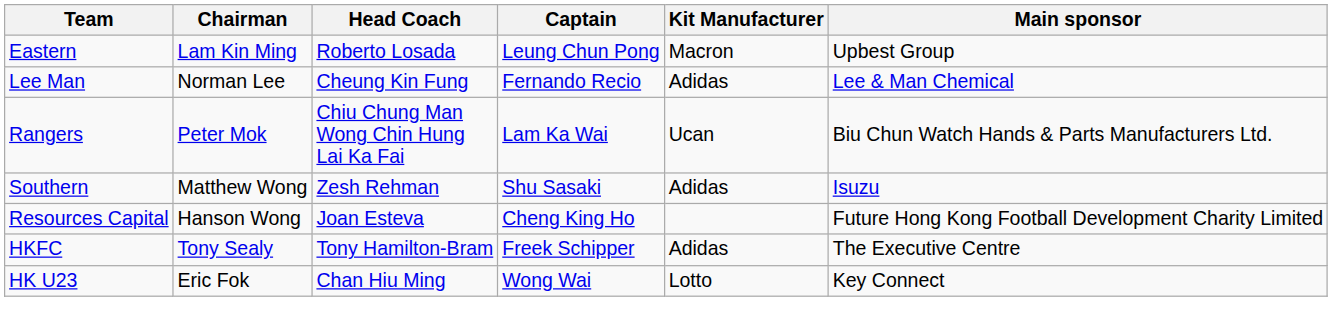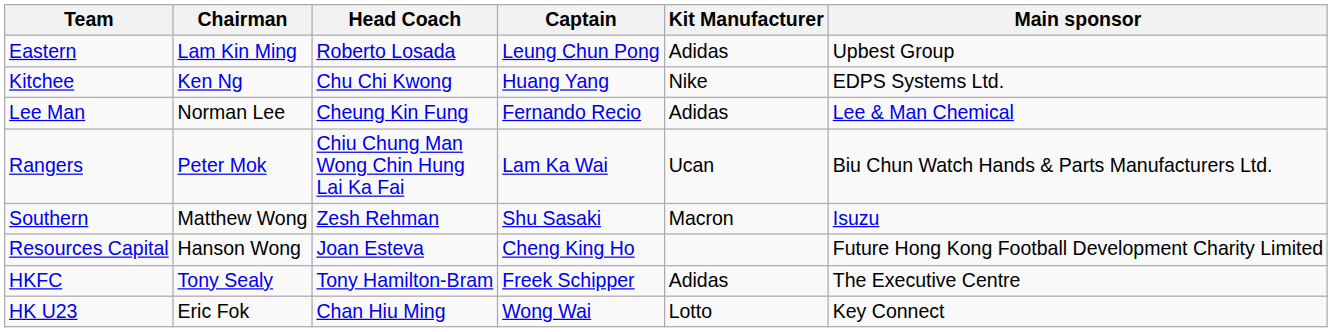(701, 50) Macron -> (698, 50) Adidas
+ row: (42, 81)
(698, 187) Adidas -> (701, 218) Macron
